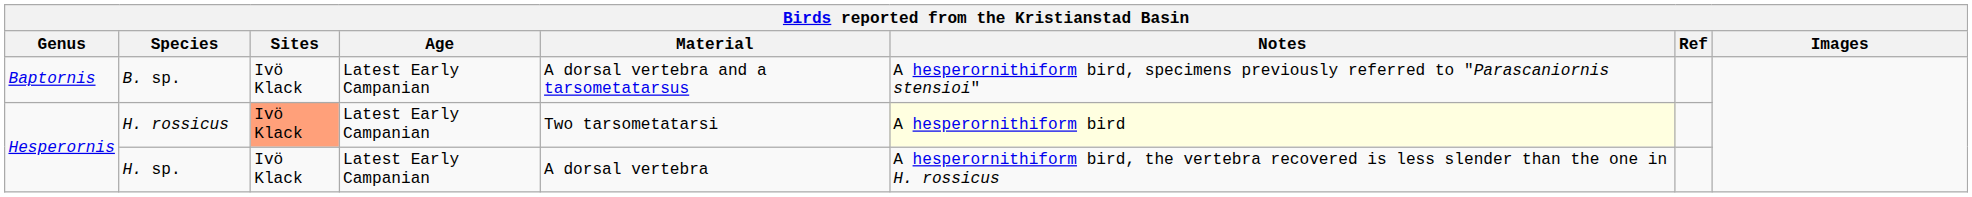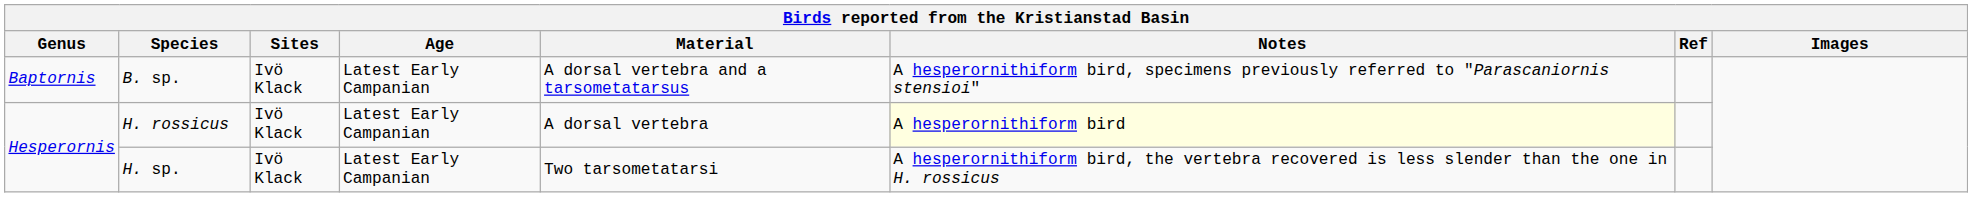(278, 124) lightsalmon background -> (278, 124) no background
(631, 124) Two tarsometatarsi -> (626, 124) A dorsal vertebra
(626, 169) A dorsal vertebra -> (631, 169) Two tarsometatarsi
